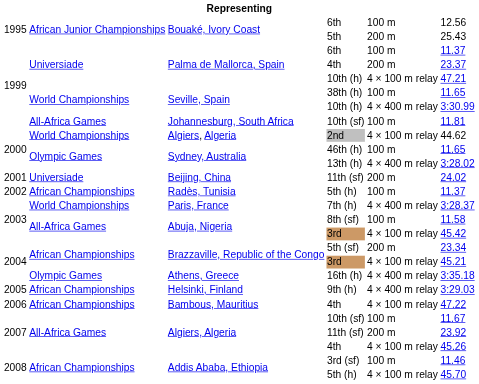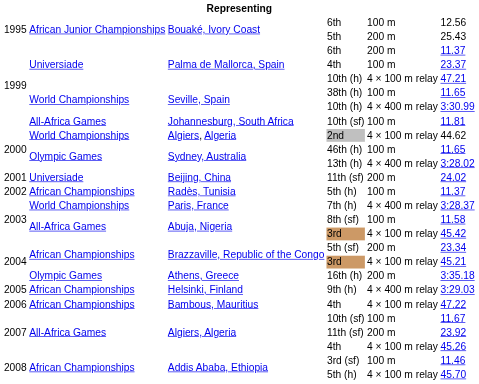(381, 51) 100 m -> (381, 51) 200 m
(381, 65) 200 m -> (381, 65) 100 m
(402, 276) 4 × 400 m relay -> (381, 276) 200 m
